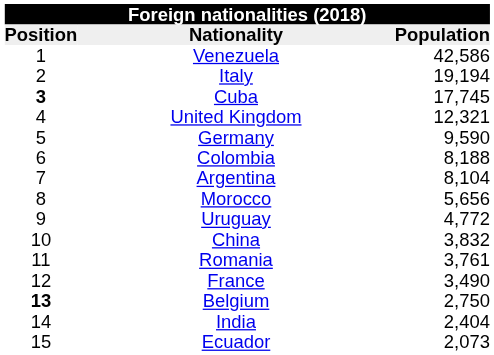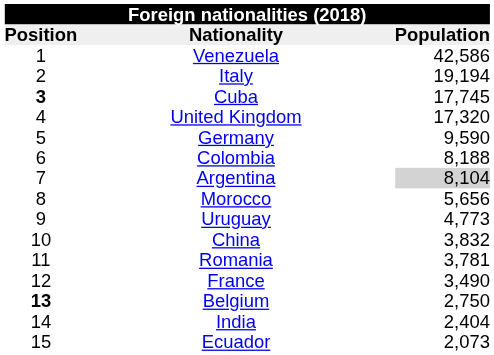(462, 117) 12,321 -> (462, 117) 17,320
(467, 178) no background -> (467, 178) lightgrey background
(467, 219) 4,772 -> (467, 219) 4,773
(467, 260) 3,761 -> (467, 260) 3,781
